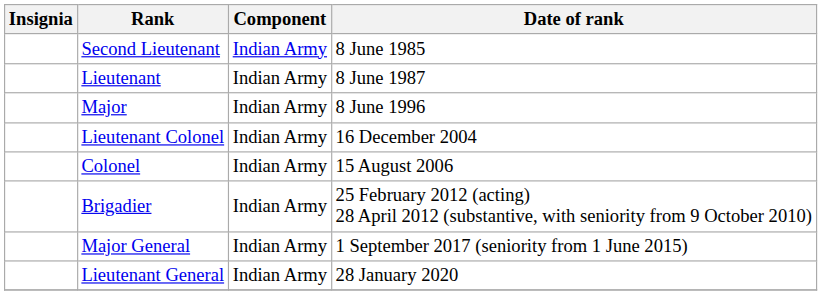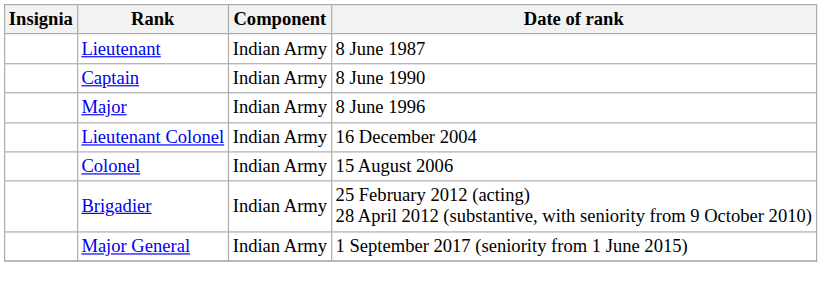- row: (151, 48)
+ row: (110, 78)
- row: (153, 275)
